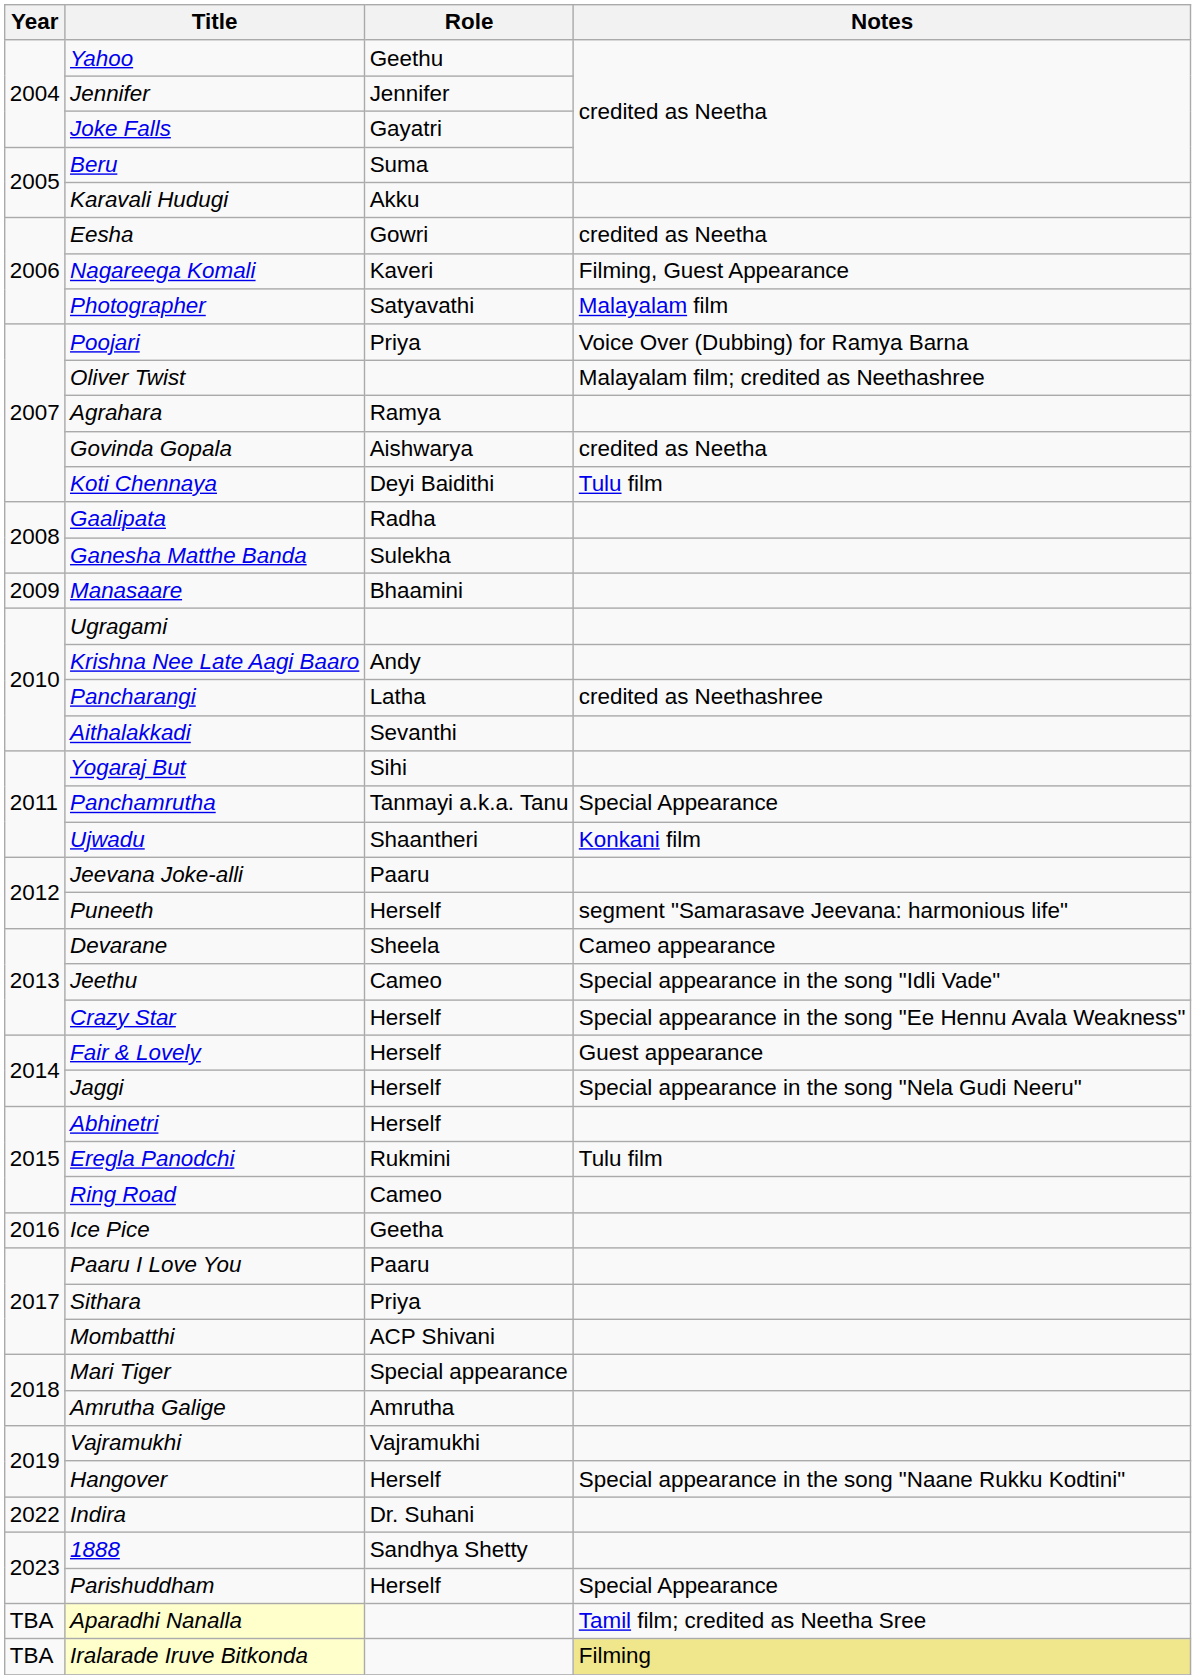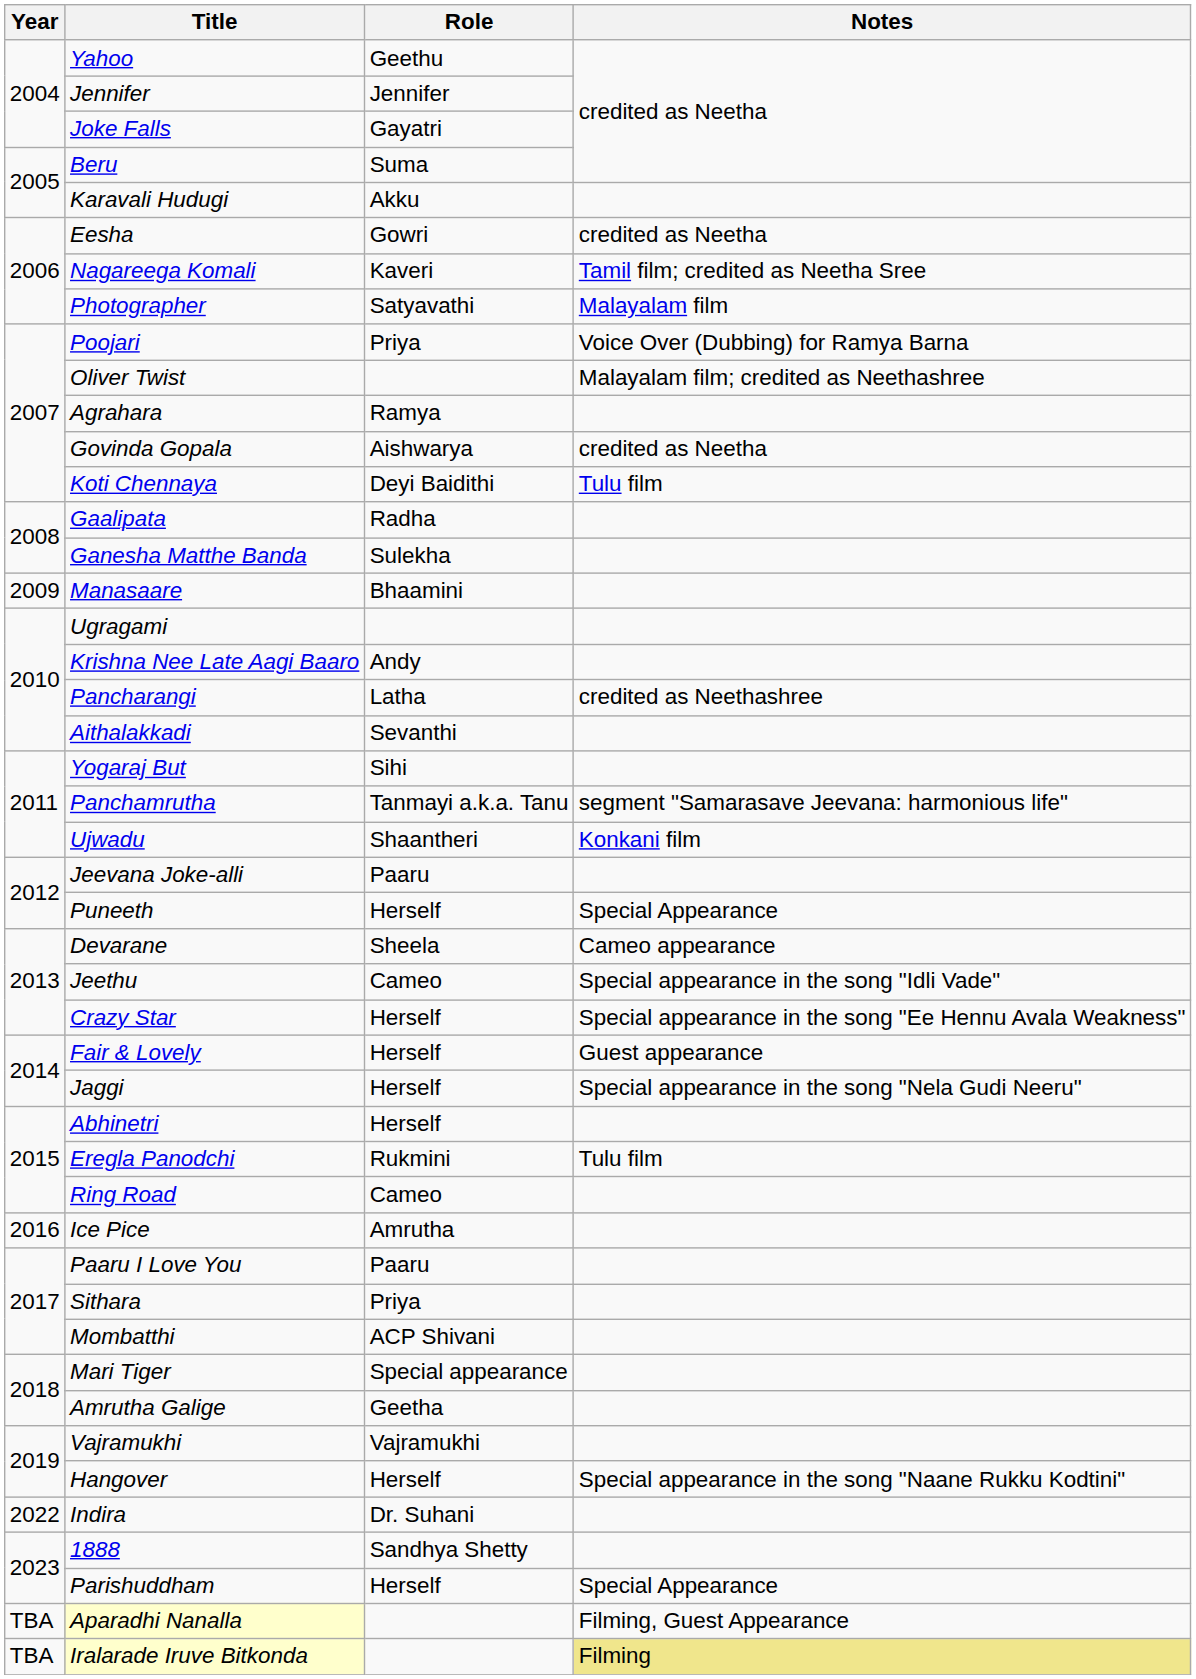(714, 270) Filming, Guest Appearance -> (752, 270) Tamil film; credited as Neetha Sree
(678, 803) Special Appearance -> (823, 803) segment "Samarasave Jeevana: harmonious life"
(823, 910) segment "Samarasave Jeevana: harmonious life" -> (678, 910) Special Appearance
(406, 1230) Geetha -> (412, 1230) Amrutha
(412, 1407) Amrutha -> (406, 1407) Geetha
(752, 1620) Tamil film; credited as Neetha Sree -> (714, 1620) Filming, Guest Appearance
